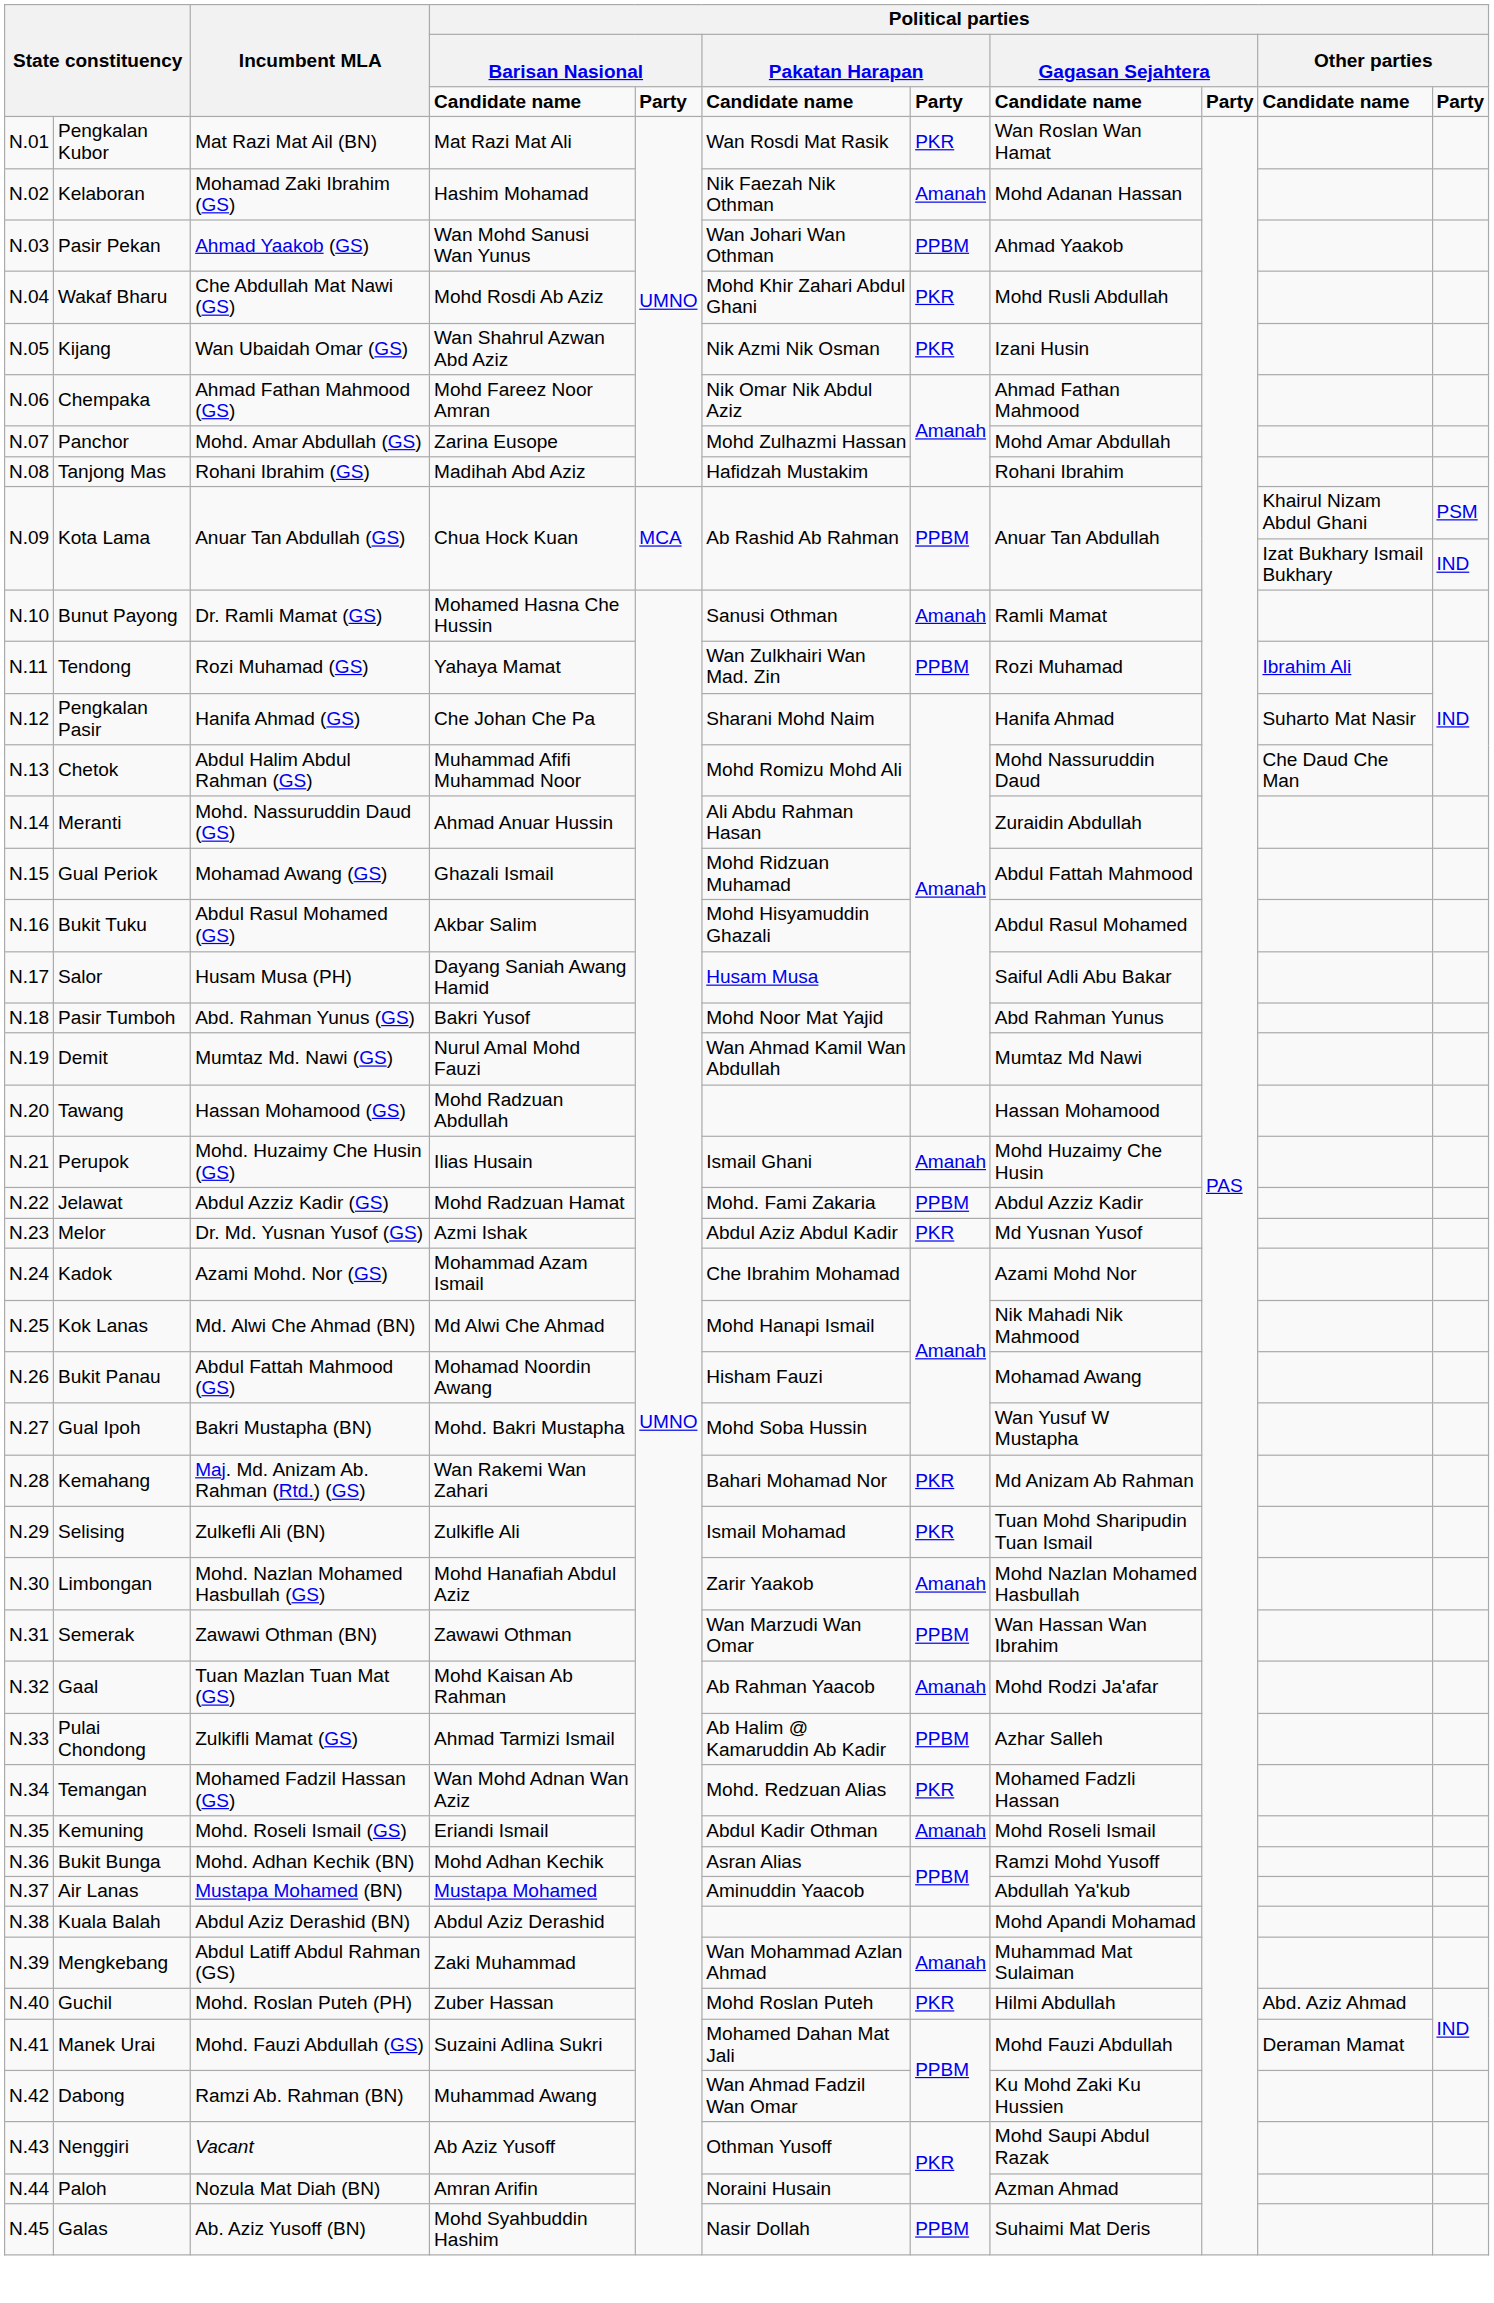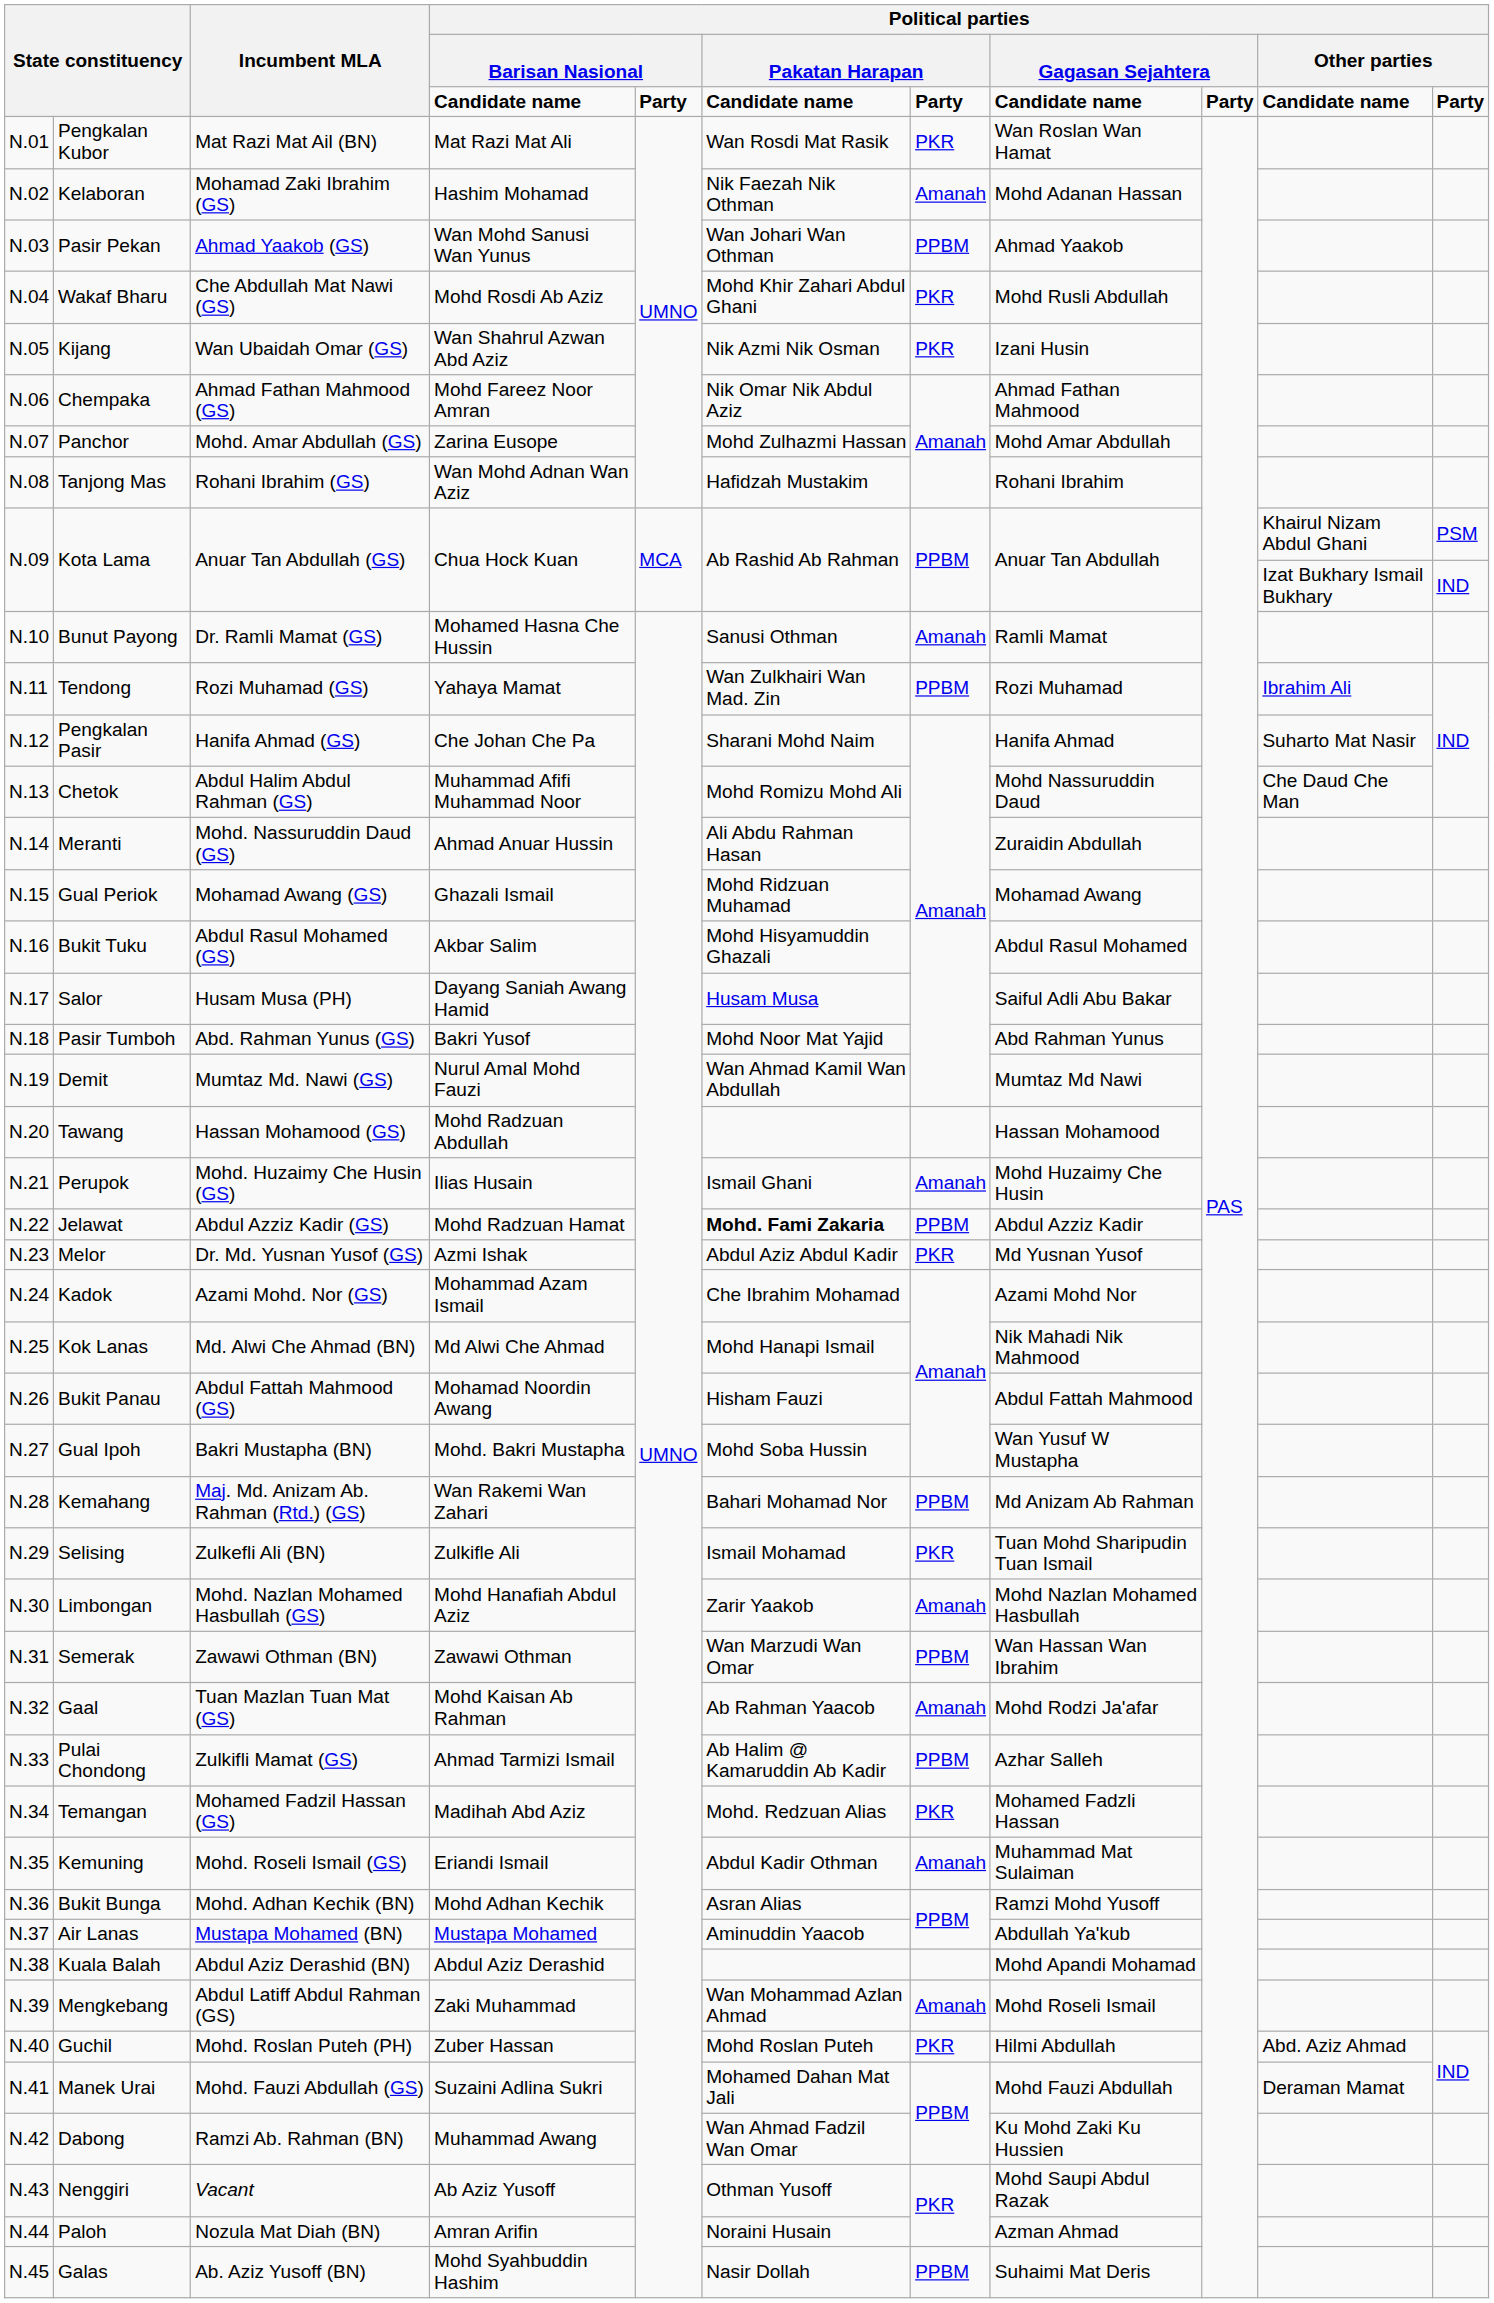(510, 471) Madihah Abd Aziz -> (531, 482) Wan Mohd Adnan Wan Aziz
(1094, 873) Abdul Fattah Mahmood -> (1068, 895) Mohamad Awang
(791, 1202) normal -> (795, 1224) bold
(1068, 1377) Mohamad Awang -> (1094, 1398) Abdul Fattah Mahmood
(935, 1480) PKR -> (942, 1501) PPBM
(531, 1790) Wan Mohd Adnan Wan Aziz -> (510, 1811) Madihah Abd Aziz
(1075, 1831) Mohd Roseli Ismail -> (1064, 1863) Muhammad Mat Sulaiman
(1064, 1962) Muhammad Mat Sulaiman -> (1075, 2005) Mohd Roseli Ismail
